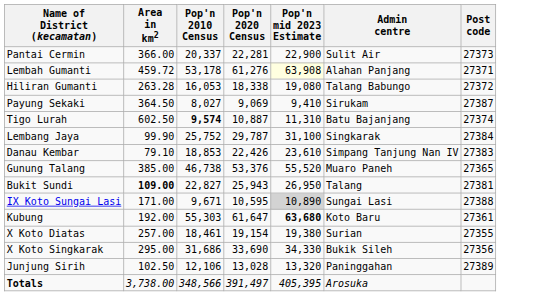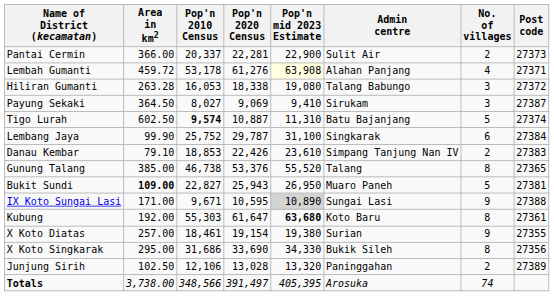+ column: (487, 25)
(359, 169) Muaro Paneh -> (344, 169) Talang
(344, 185) Talang -> (359, 185) Muaro Paneh
